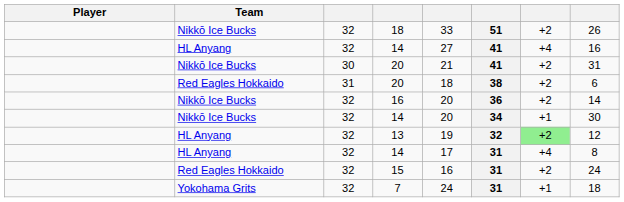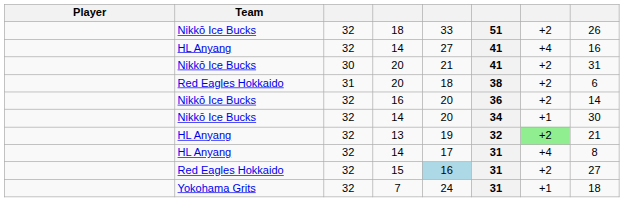(595, 135) 12 -> (595, 135) 21
(447, 170) no background -> (447, 170) lightblue background
(595, 170) 24 -> (595, 170) 27
